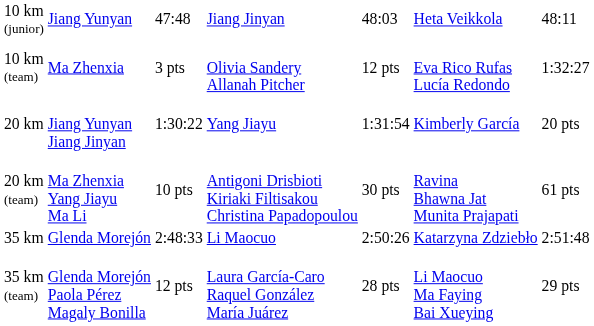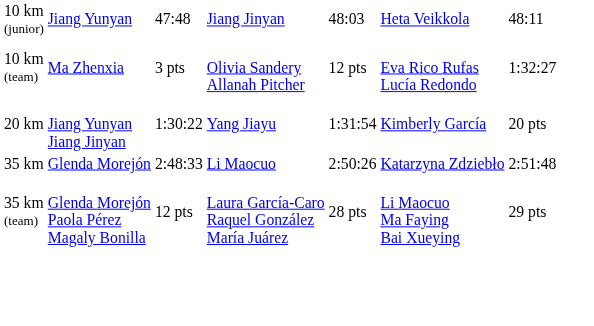- row: (24, 190)
